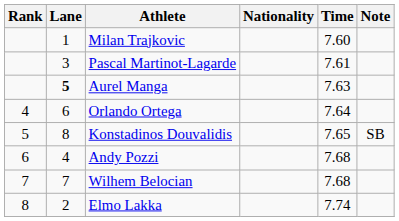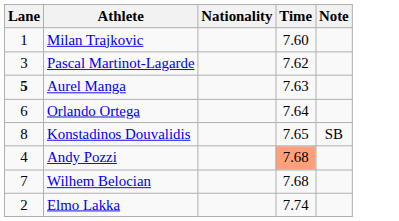- column: (25, 16)
(337, 63) 7.61 -> (296, 63) 7.62
(337, 157) no background -> (296, 157) lightsalmon background
